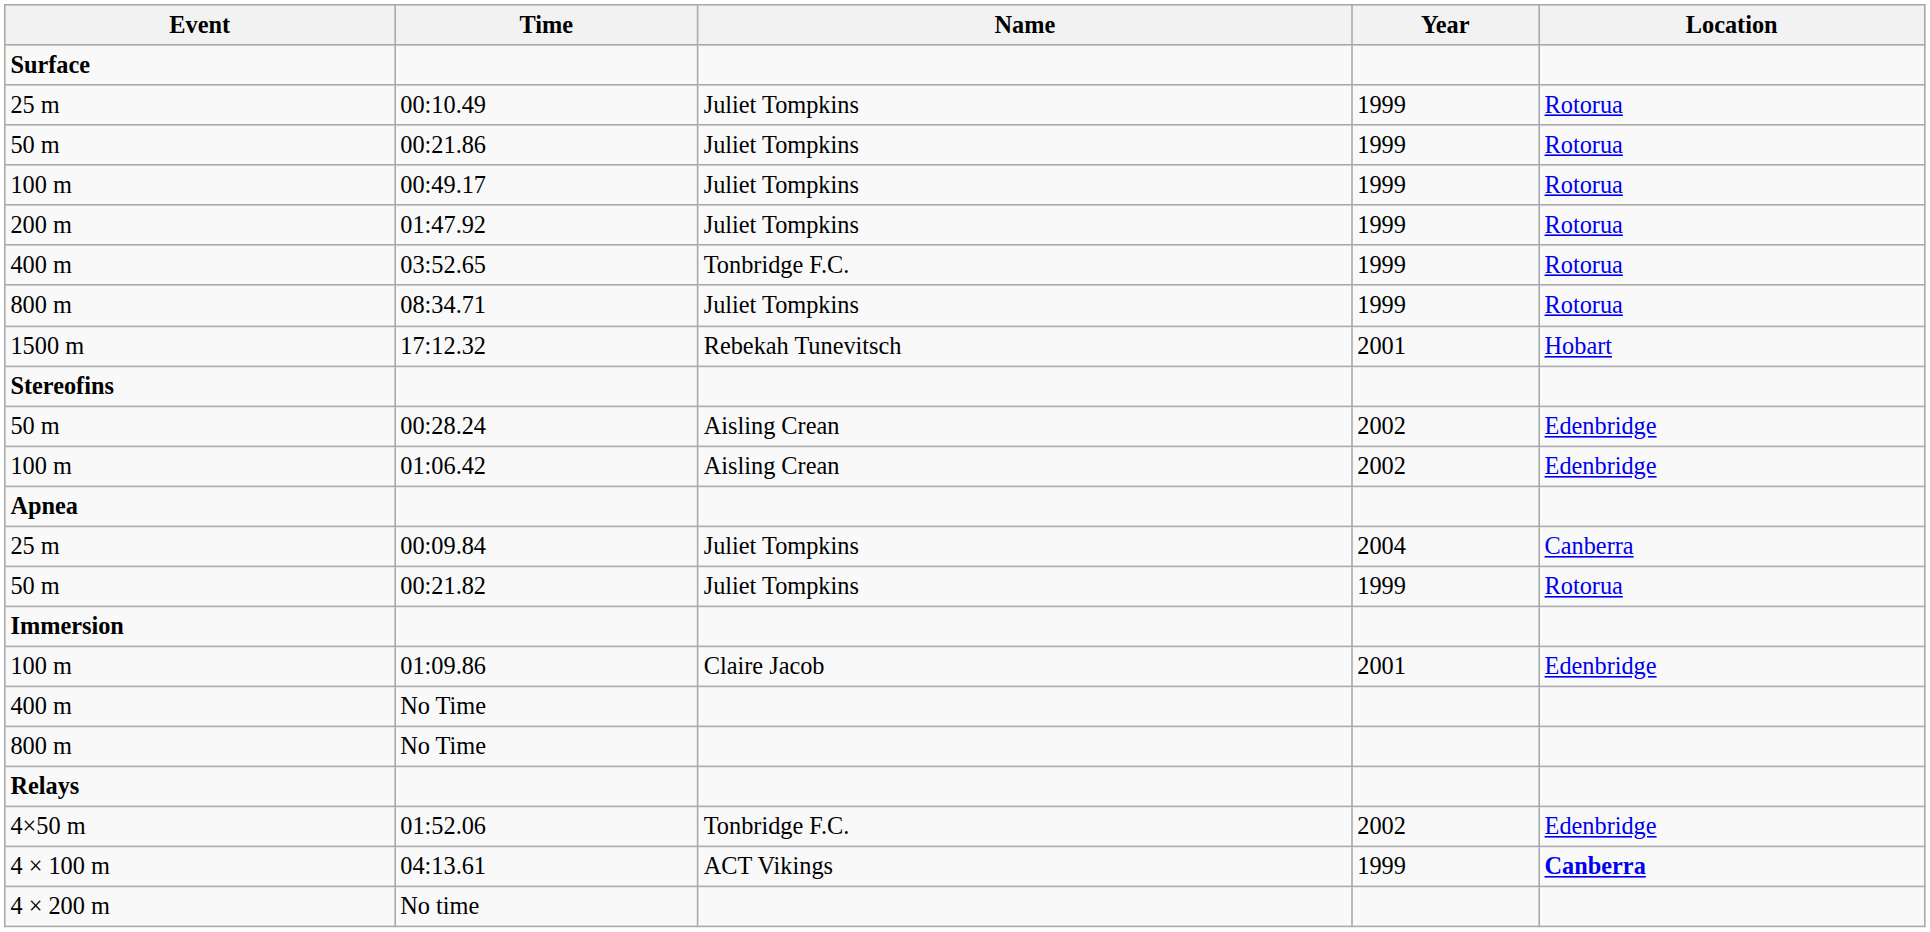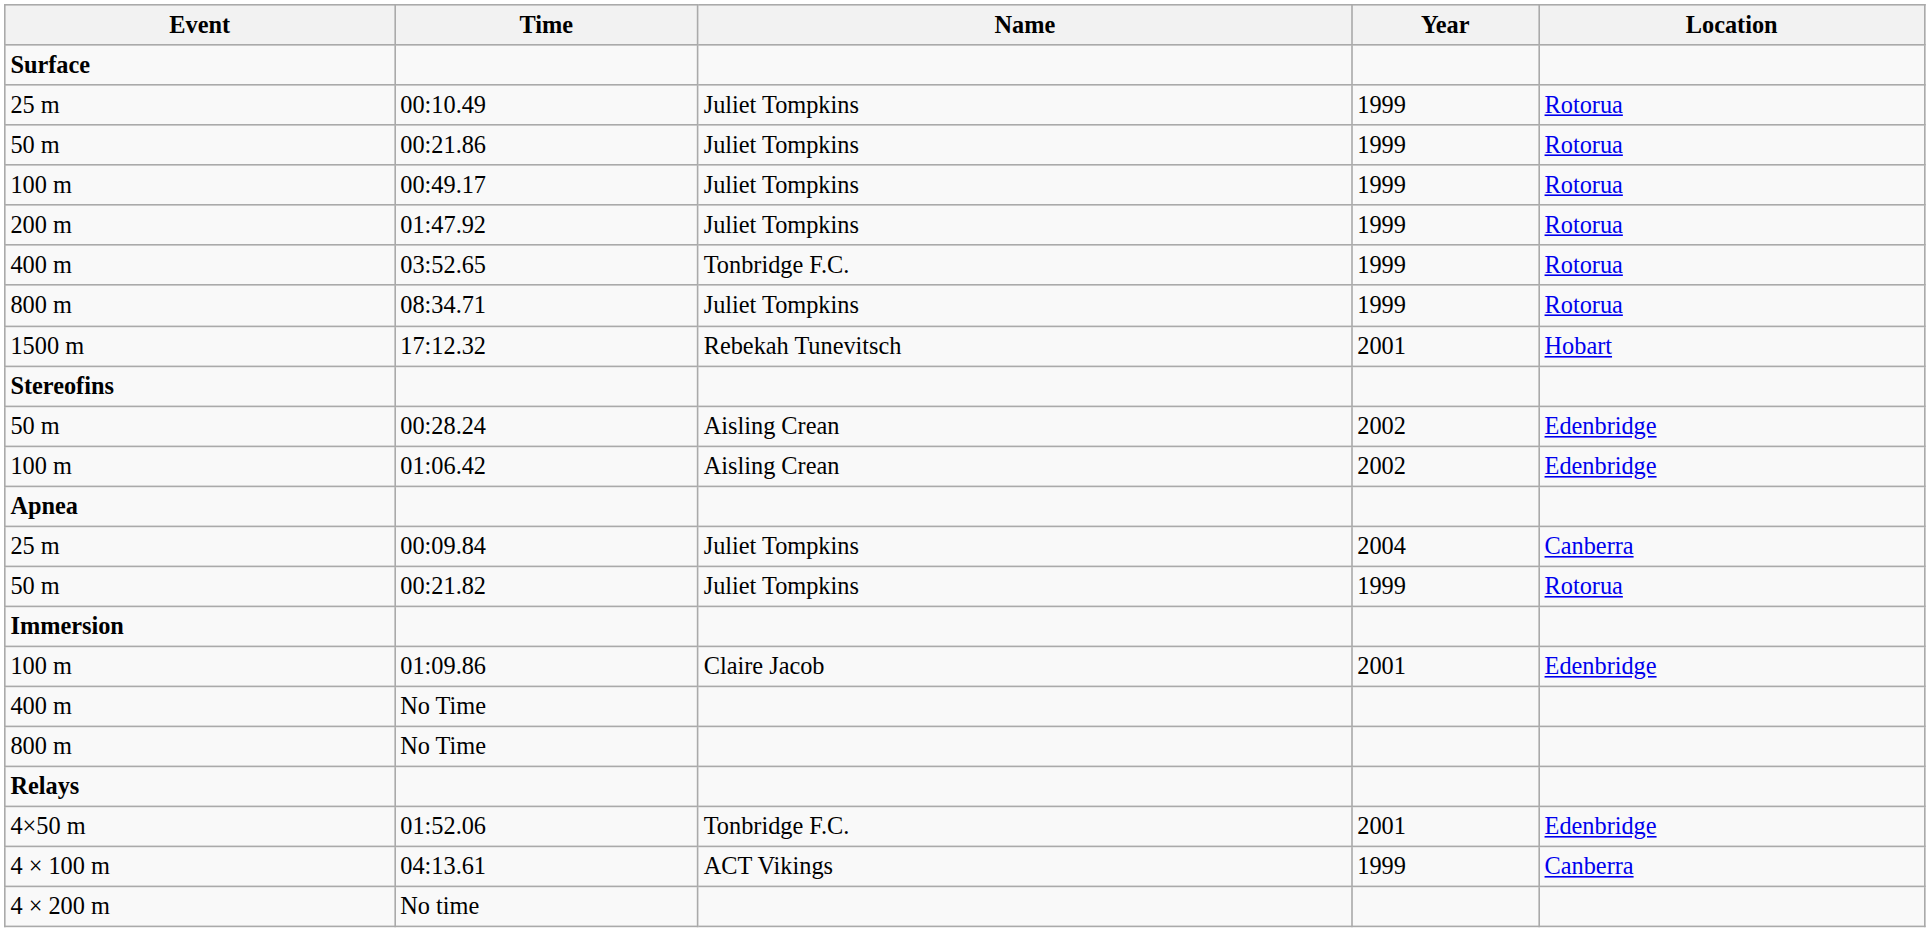(1382, 826) 2002 -> (1382, 826) 2001
(1595, 866) bold -> (1589, 866) normal
